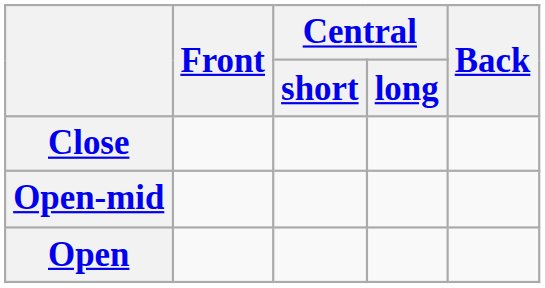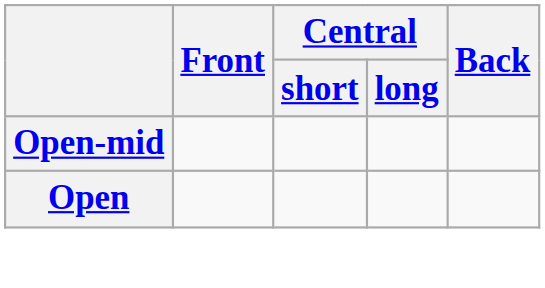- row: (89, 142)
